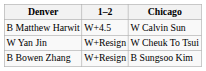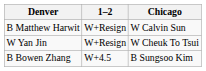(98, 27) W+4.5 -> (105, 27) W+Resign
(105, 58) W+Resign -> (98, 58) W+4.5
